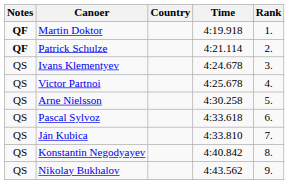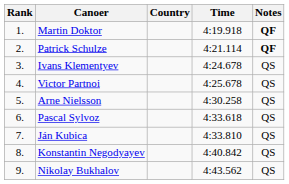columns swapped: (269, 13) <-> (20, 13)
